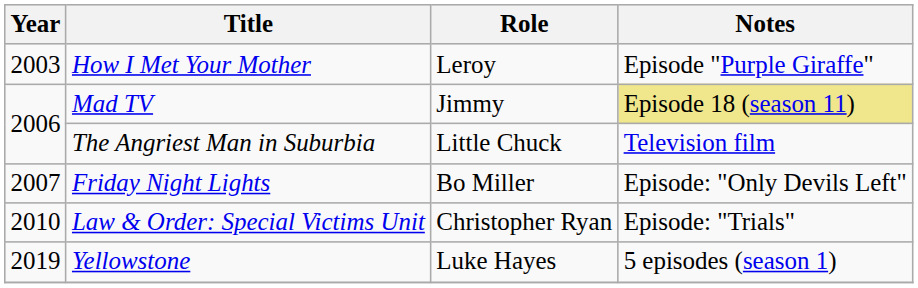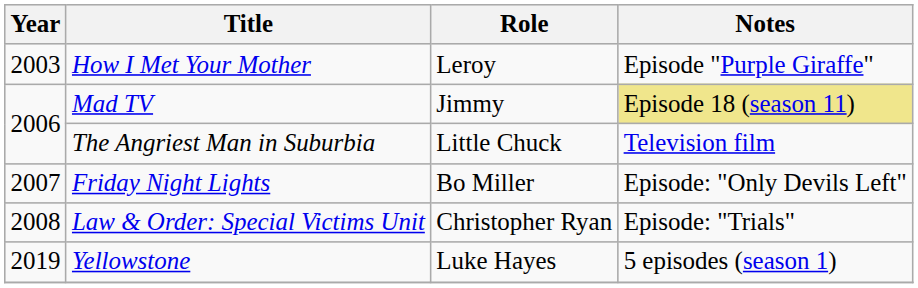(35, 222) 2010 -> (35, 222) 2008
